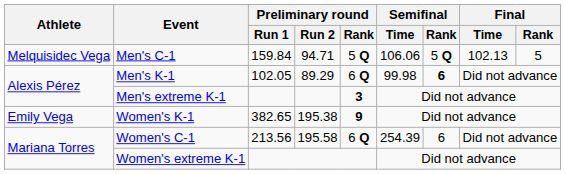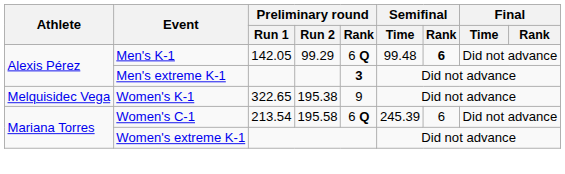- row: (146, 55)
(271, 76) 102.05 -> (271, 55) 142.05
(318, 76) 89.29 -> (318, 55) 99.29
(400, 76) 99.98 -> (400, 55) 99.48
(40, 118) Emily Vega -> (59, 97) Melquisidec Vega
(271, 118) 382.65 -> (271, 97) 322.65
(359, 118) bold -> (359, 97) normal
(271, 138) 213.56 -> (271, 118) 213.54
(400, 138) 254.39 -> (400, 118) 245.39
